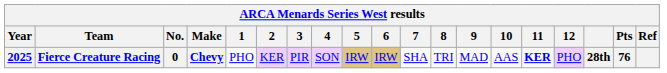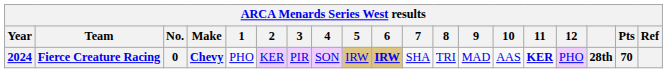(20, 57) 2025 -> (20, 57) 2024
(386, 57) normal -> (387, 57) bold
(624, 57) 76 -> (627, 57) 70
